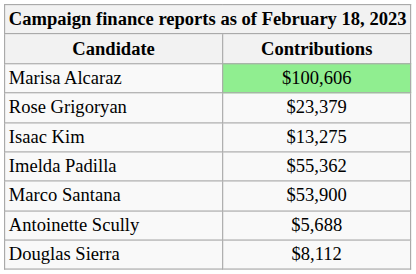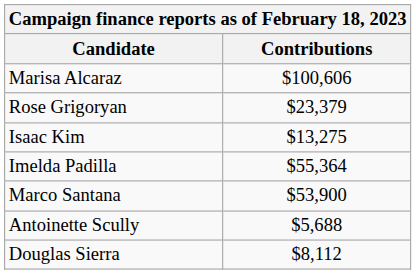(317, 78) lightgreen background -> (317, 78) no background
(317, 166) $55,362 -> (317, 166) $55,364
